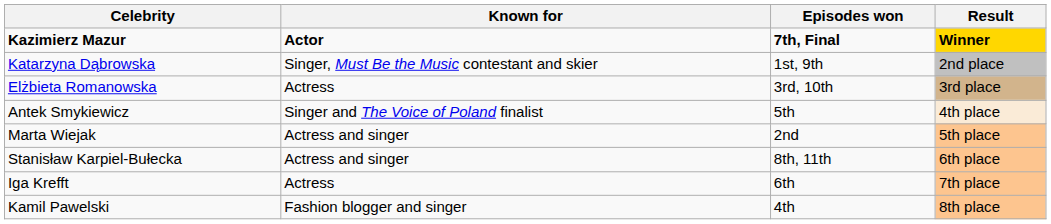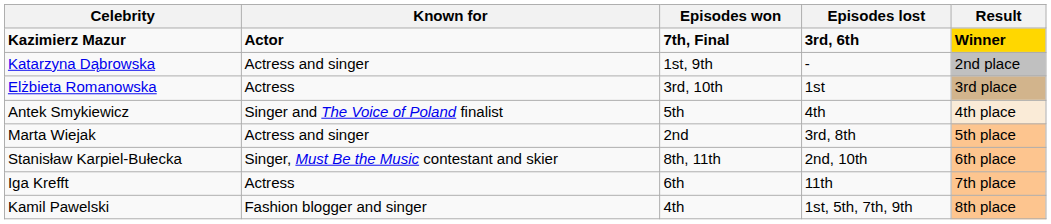+ column: (876, 16)
(441, 64) Singer, Must Be the Music contestant and skier -> (307, 64) Actress and singer
(347, 159) Actress and singer -> (401, 159) Singer, Must Be the Music contestant and skier
